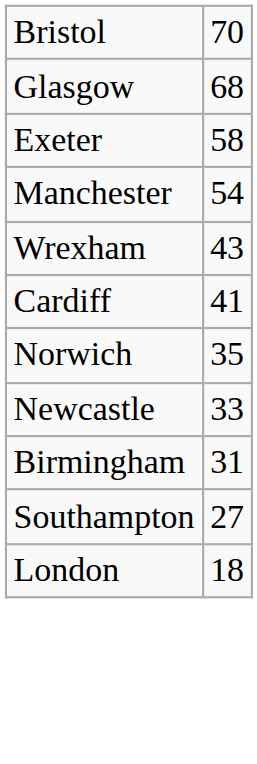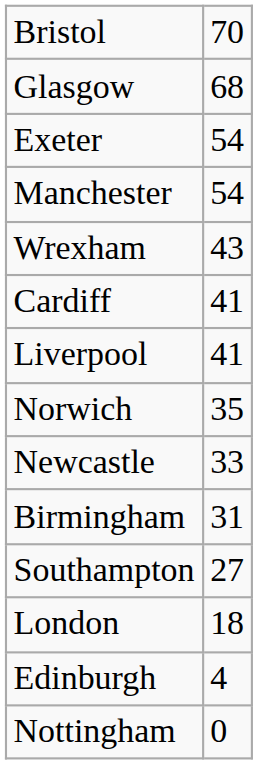(227, 139) 58 -> (227, 139) 54
+ row: (80, 354)
+ row: (85, 677)
+ row: (95, 731)
